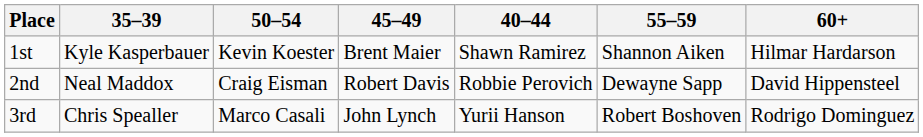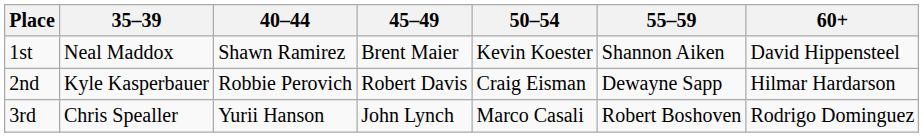columns swapped: (526, 20) <-> (276, 20)
(136, 52) Kyle Kasperbauer -> (119, 52) Neal Maddox
(823, 52) Hilmar Hardarson -> (825, 52) David Hippensteel
(119, 83) Neal Maddox -> (136, 83) Kyle Kasperbauer
(825, 83) David Hippensteel -> (823, 83) Hilmar Hardarson
